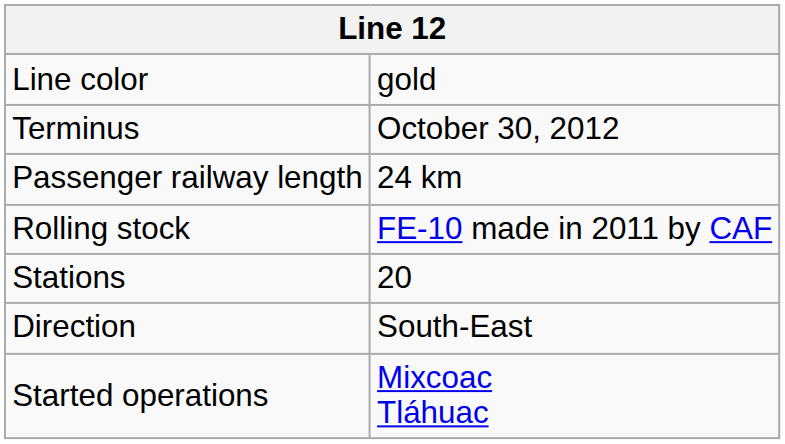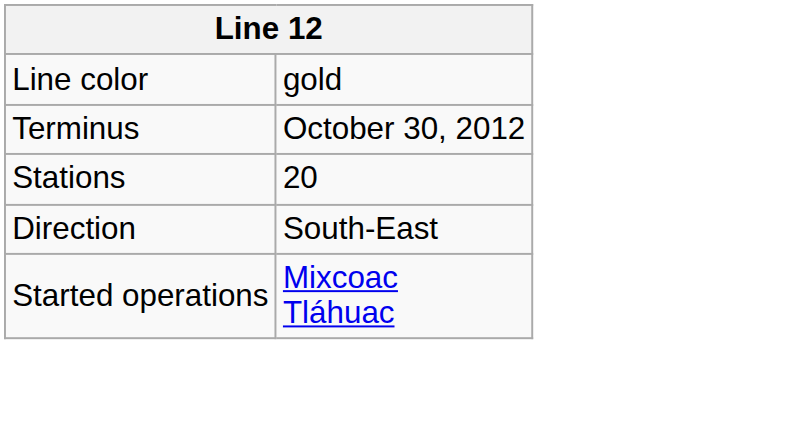- row: (187, 178)
- row: (101, 228)
